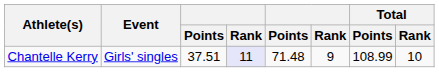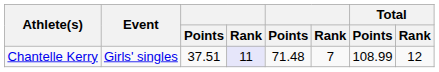(330, 56) 9 -> (330, 56) 7
(415, 56) 10 -> (415, 56) 12
